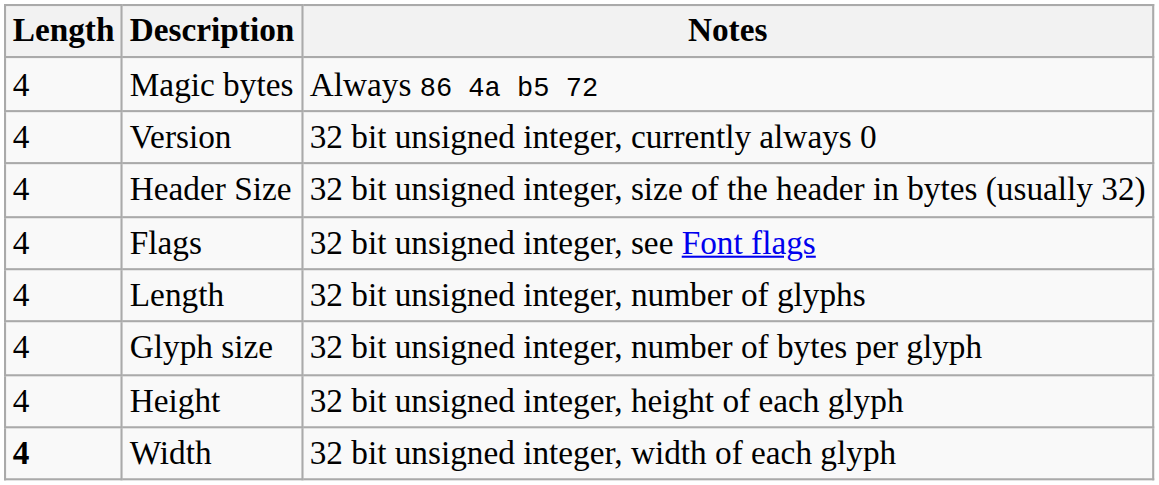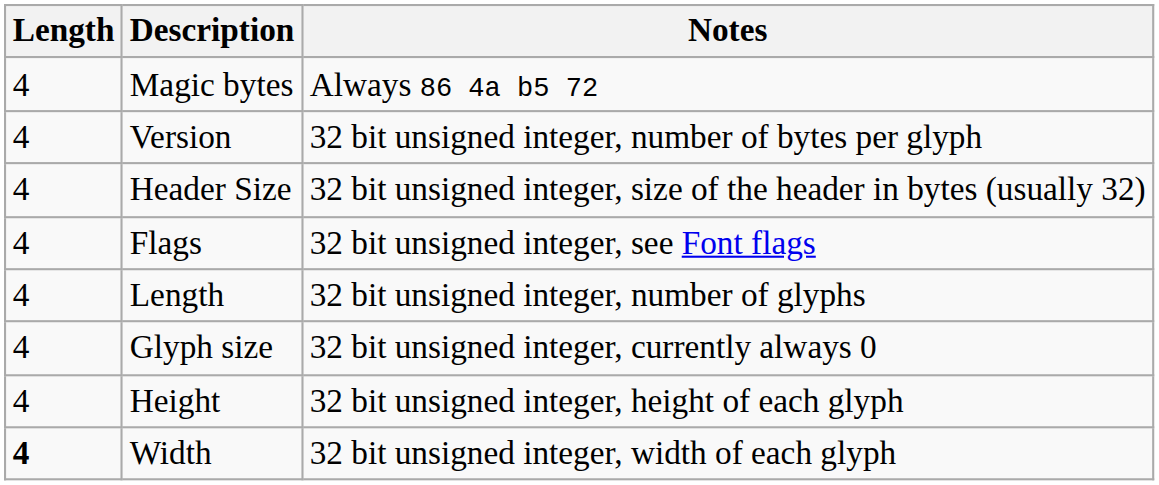(593, 136) 32 bit unsigned integer, currently always 0 -> (646, 136) 32 bit unsigned integer, number of bytes per glyph
(646, 347) 32 bit unsigned integer, number of bytes per glyph -> (593, 347) 32 bit unsigned integer, currently always 0
